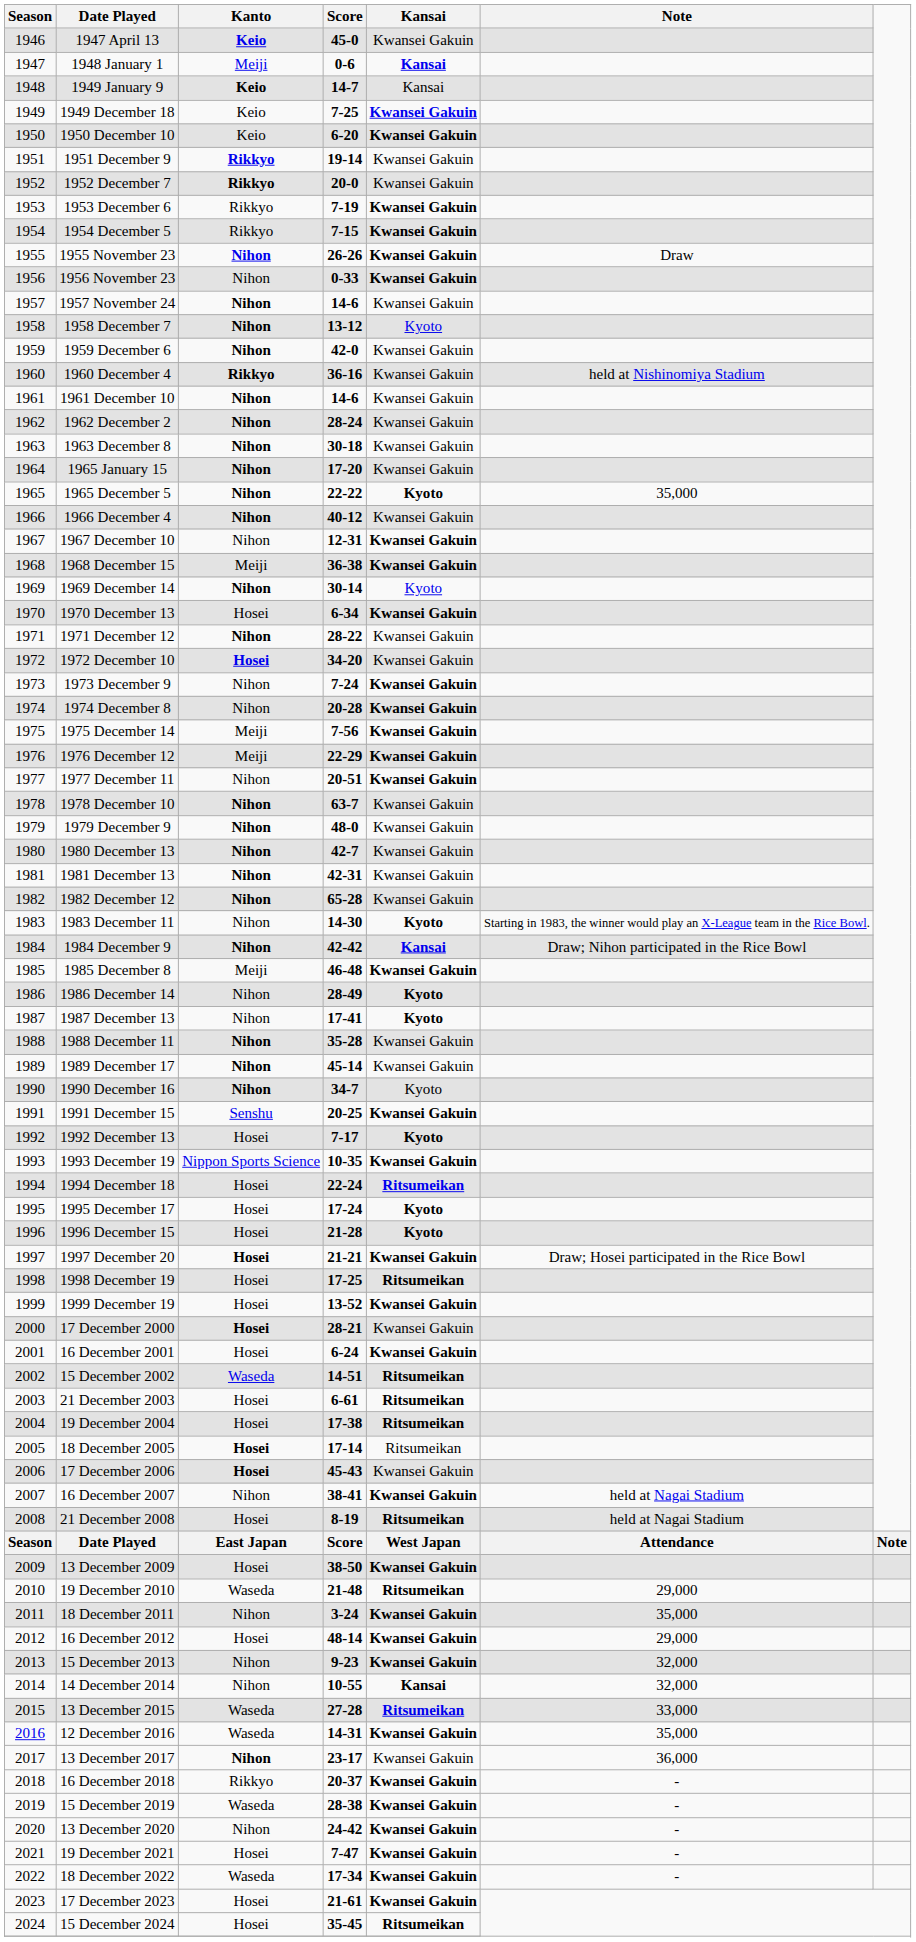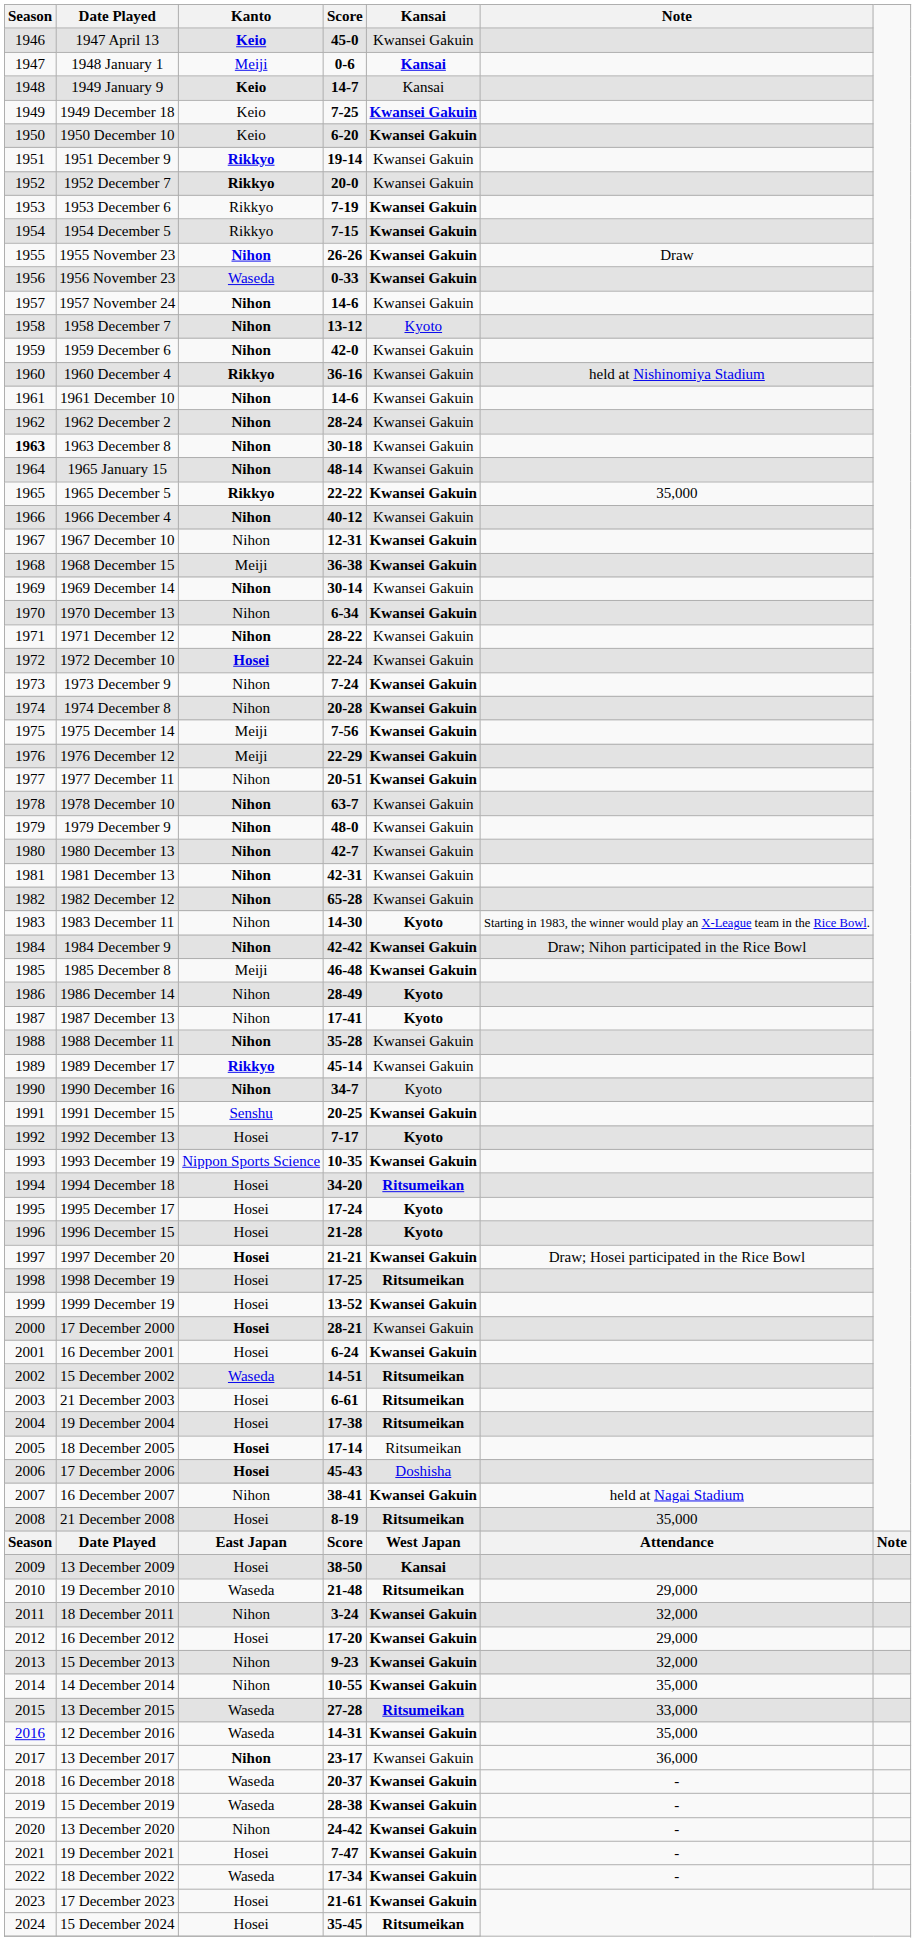(251, 278) Nihon -> (251, 278) Waseda
(30, 445) normal -> (30, 445) bold
(345, 469) 17-20 -> (345, 469) 48-14
(251, 493) Nihon -> (251, 493) Rikkyo
(423, 493) Kyoto -> (423, 493) Kwansei Gakuin
(423, 588) Kyoto -> (423, 588) Kwansei Gakuin
(251, 612) Hosei -> (251, 612) Nihon
(345, 660) 34-20 -> (345, 660) 22-24
(423, 946) Kansai -> (423, 946) Kwansei Gakuin
(251, 1065) Nihon -> (251, 1065) Rikkyo
(345, 1185) 22-24 -> (345, 1185) 34-20
(423, 1471) Kwansei Gakuin -> (423, 1471) Doshisha
(677, 1519) held at Nagai Stadium -> (677, 1519) 35,000
(423, 1566) Kwansei Gakuin -> (423, 1566) Kansai
(677, 1614) 35,000 -> (677, 1614) 32,000
(345, 1638) 48-14 -> (345, 1638) 17-20
(423, 1686) Kansai -> (423, 1686) Kwansei Gakuin
(677, 1686) 32,000 -> (677, 1686) 35,000
(251, 1781) Rikkyo -> (251, 1781) Waseda
